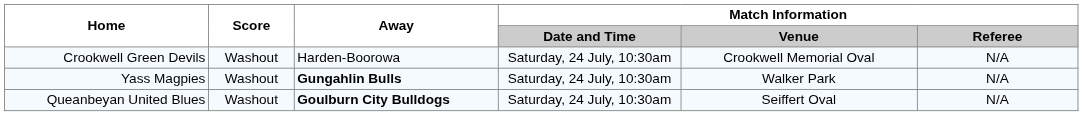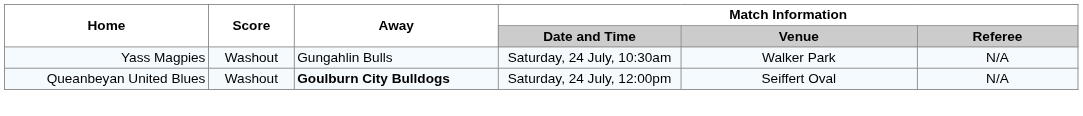- row: (134, 57)
(349, 78) bold -> (345, 57) normal
(589, 100) Saturday, 24 July, 10:30am -> (589, 78) Saturday, 24 July, 12:00pm
